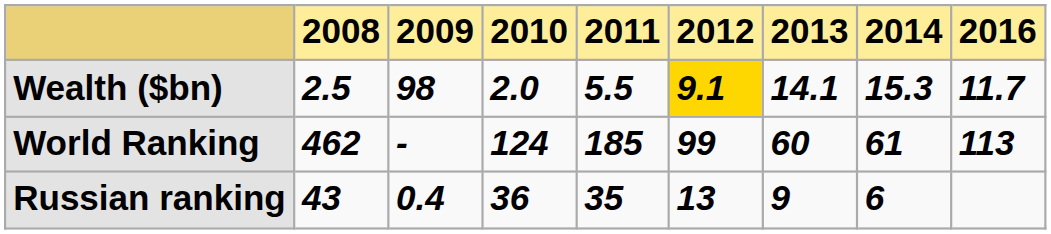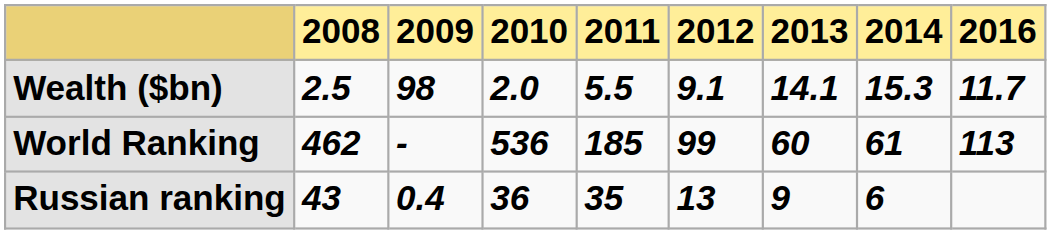(701, 87) gold background -> (701, 87) no background
(519, 143) 124 -> (519, 143) 536
